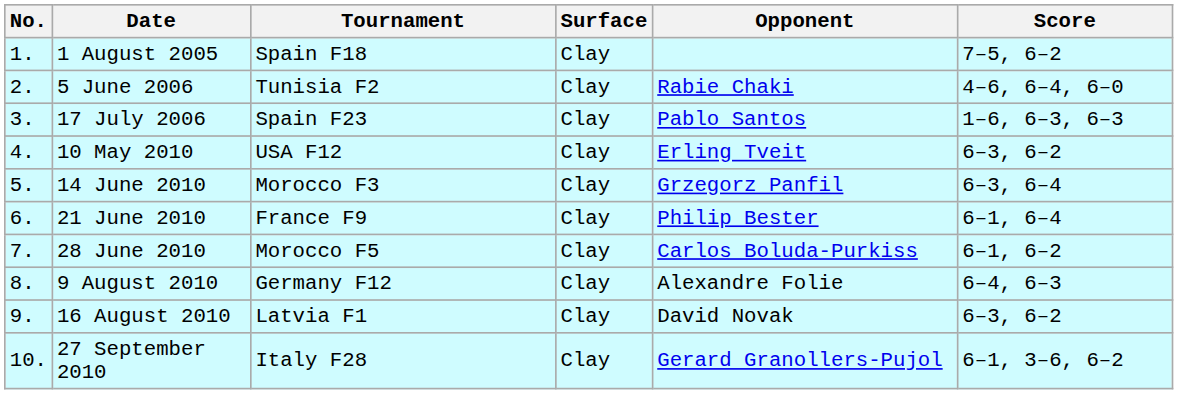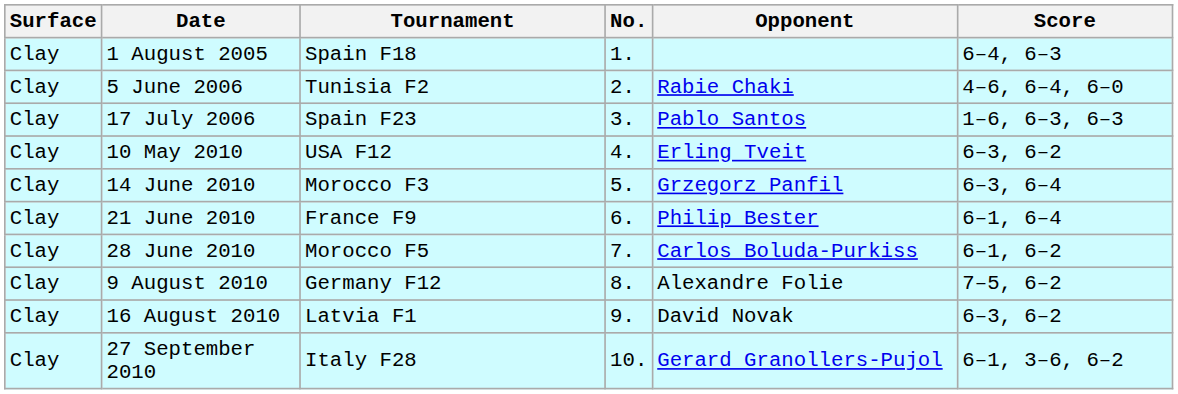columns swapped: (28, 21) <-> (604, 21)
(1012, 54) 7–5, 6–2 -> (1012, 54) 6–4, 6–3
(1012, 284) 6–4, 6–3 -> (1012, 284) 7–5, 6–2
